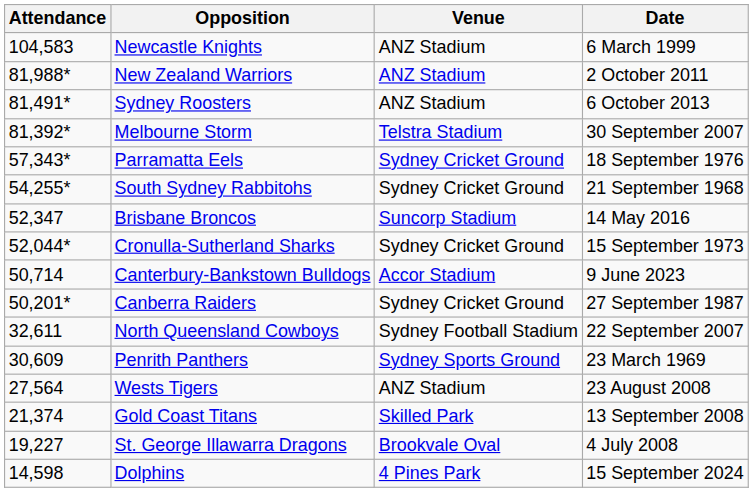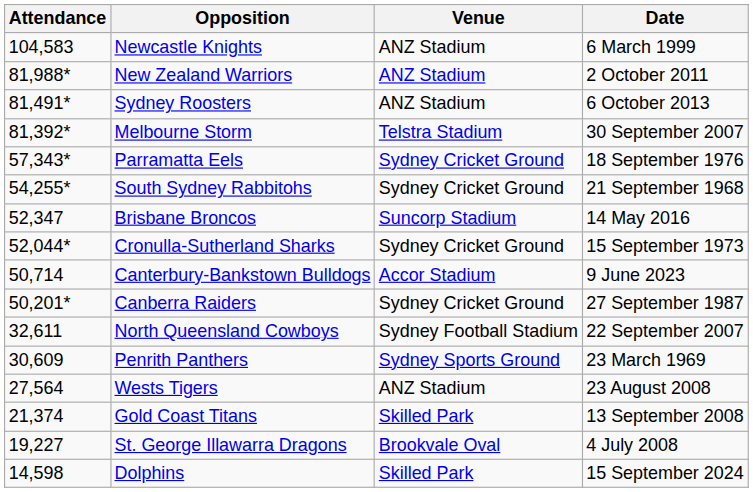(430, 473) 4 Pines Park -> (426, 473) Skilled Park
